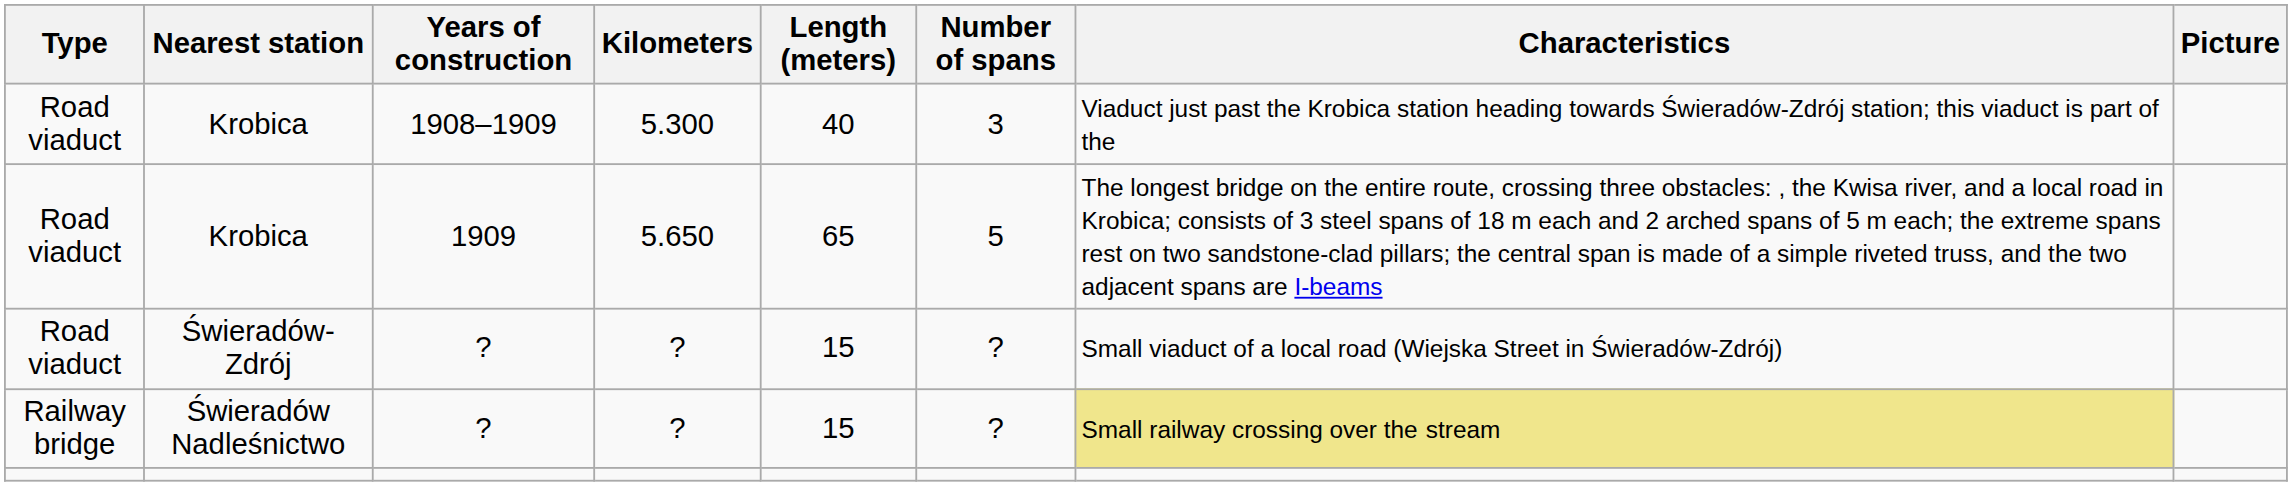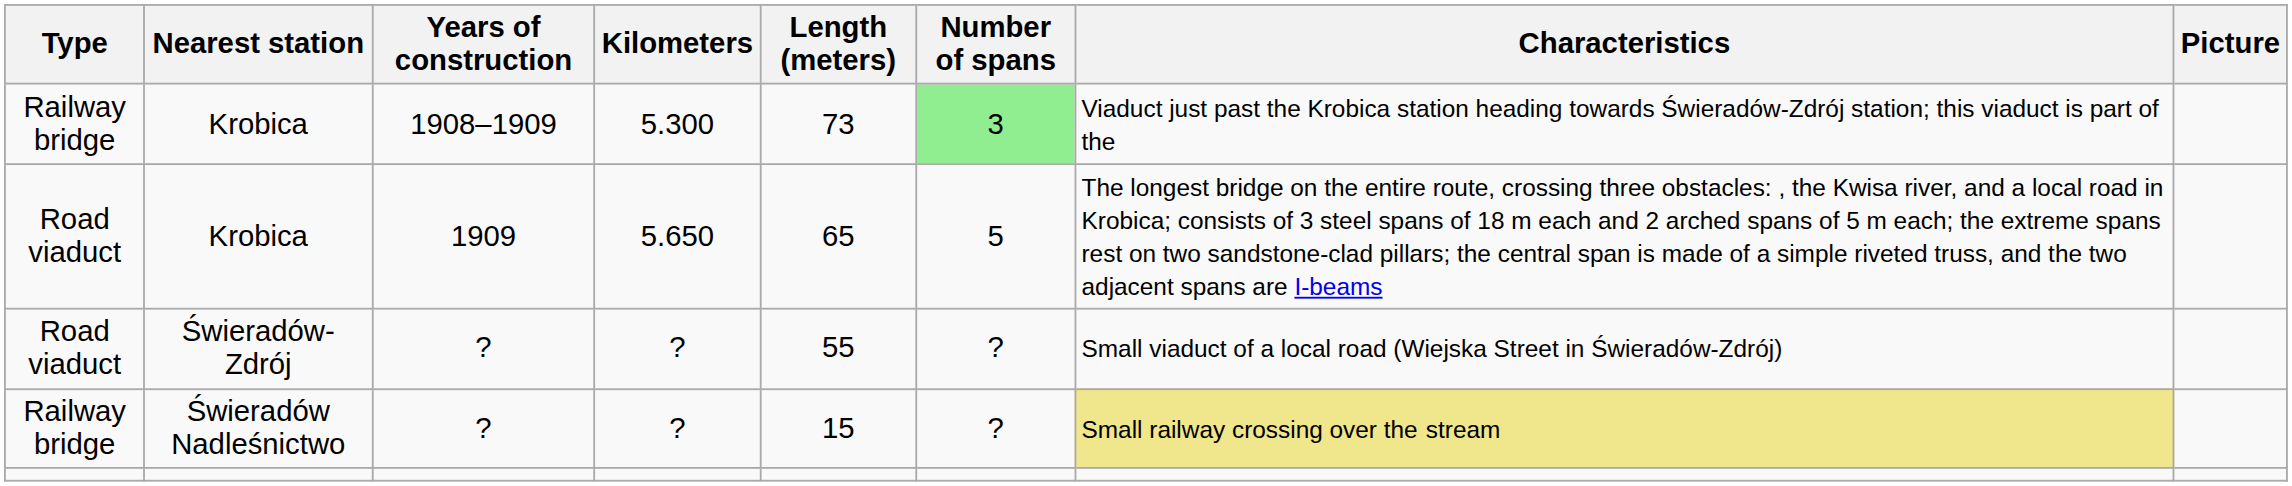(75, 123) Road viaduct -> (75, 123) Railway bridge
(838, 123) 40 -> (838, 123) 73
(996, 123) no background -> (996, 123) lightgreen background
(838, 348) 15 -> (838, 348) 55
